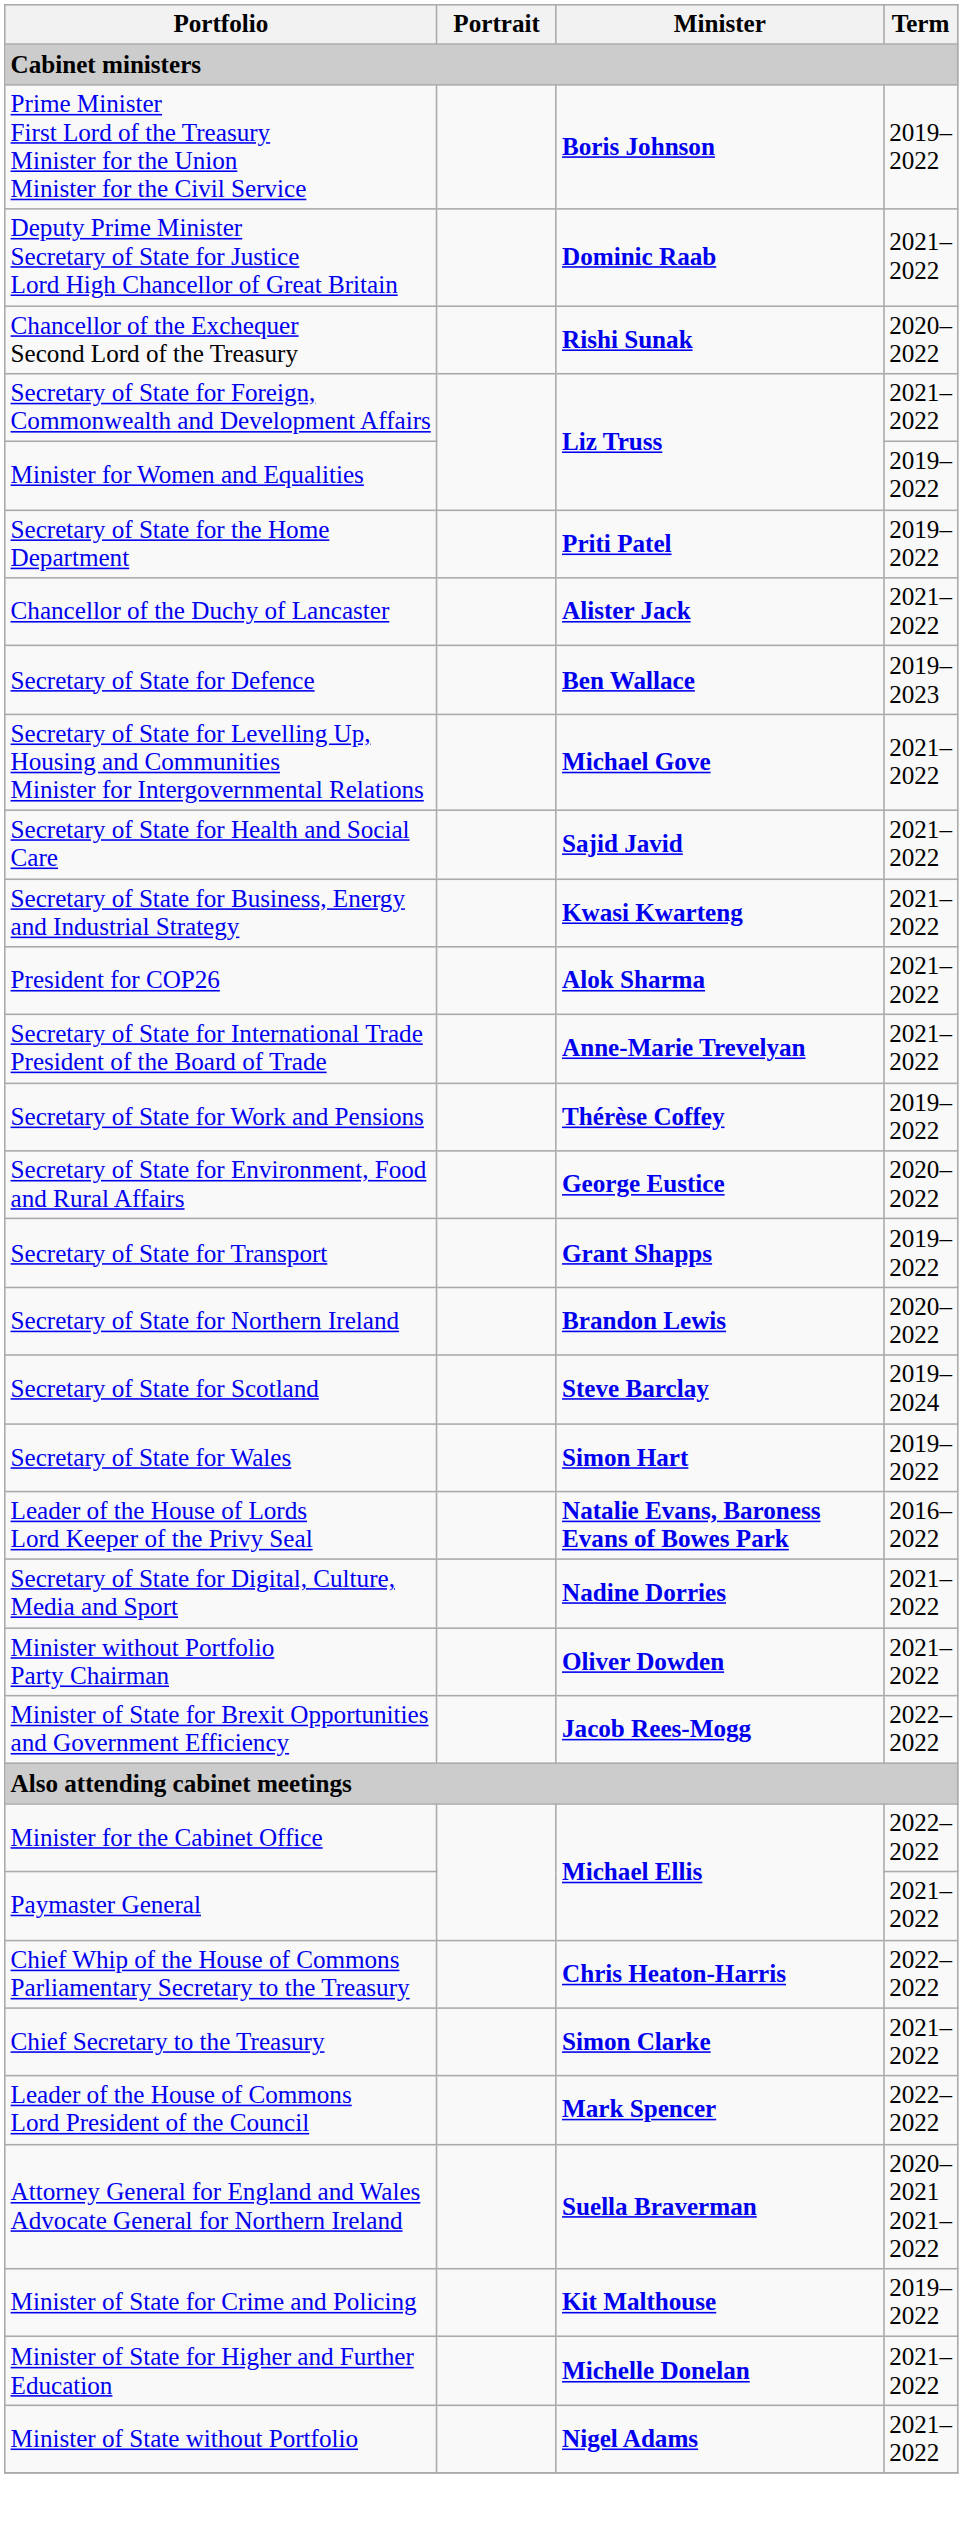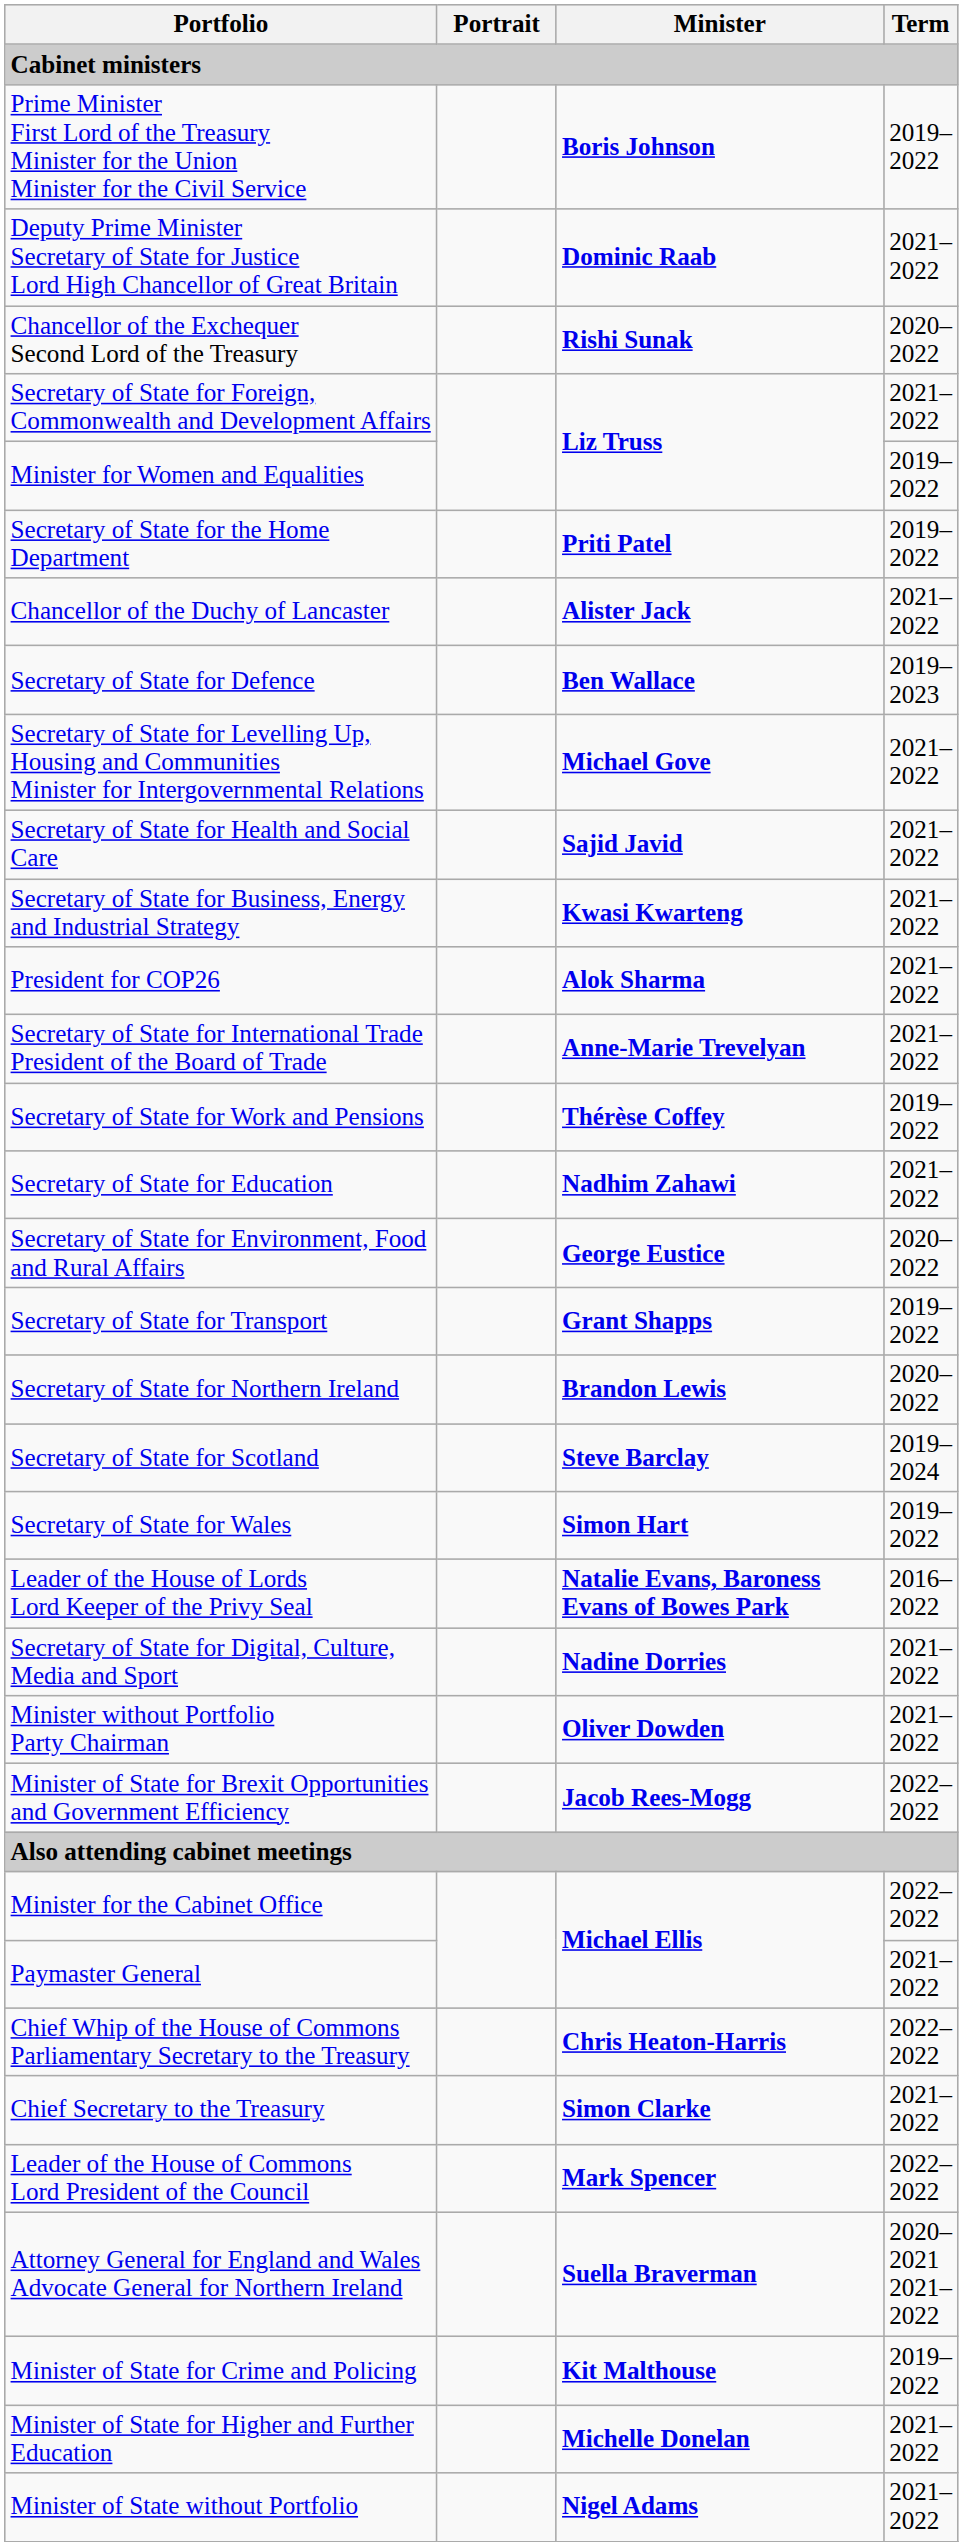+ row: (172, 1184)
